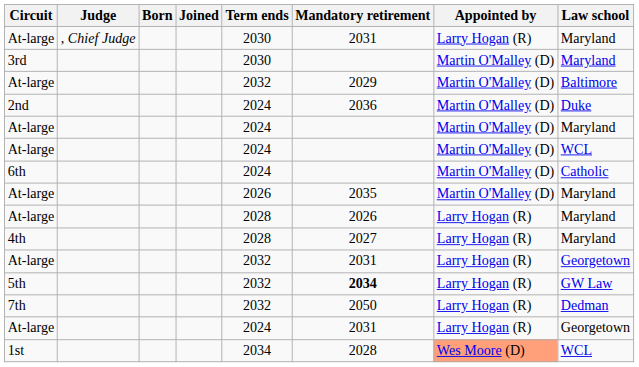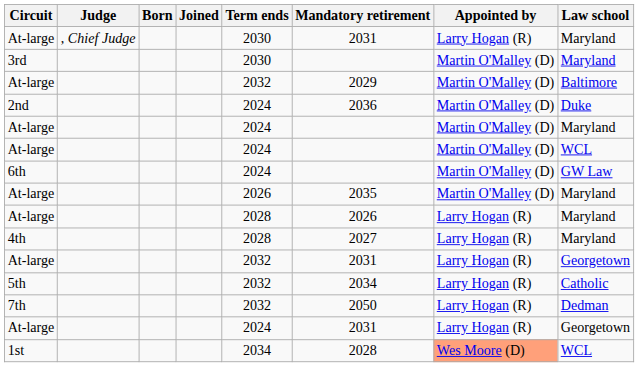(585, 171) Catholic -> (587, 171) GW Law
(363, 283) bold -> (363, 283) normal
(587, 283) GW Law -> (585, 283) Catholic
